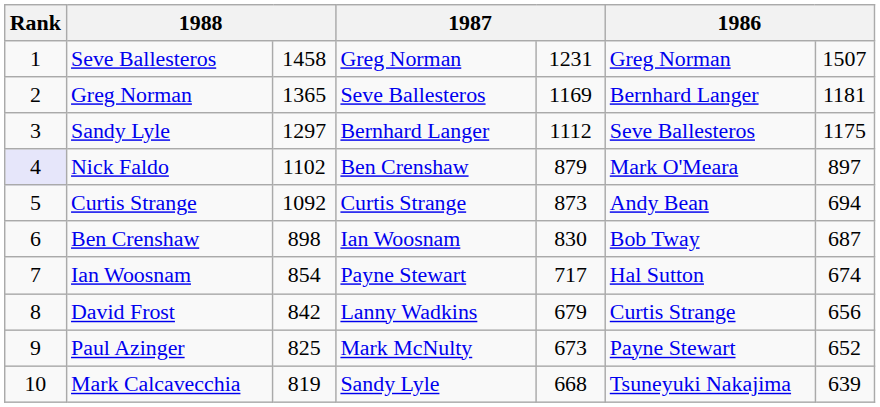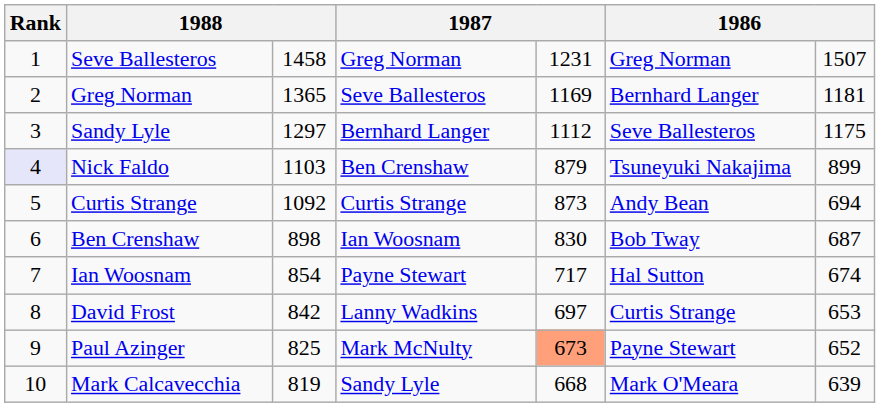(304, 167) 1102 -> (304, 167) 1103
(674, 167) Mark O'Meara -> (700, 167) Tsuneyuki Nakajima
(844, 167) 897 -> (844, 167) 899
(571, 311) 679 -> (571, 311) 697
(844, 311) 656 -> (844, 311) 653
(571, 347) no background -> (571, 347) lightsalmon background
(700, 383) Tsuneyuki Nakajima -> (674, 383) Mark O'Meara
